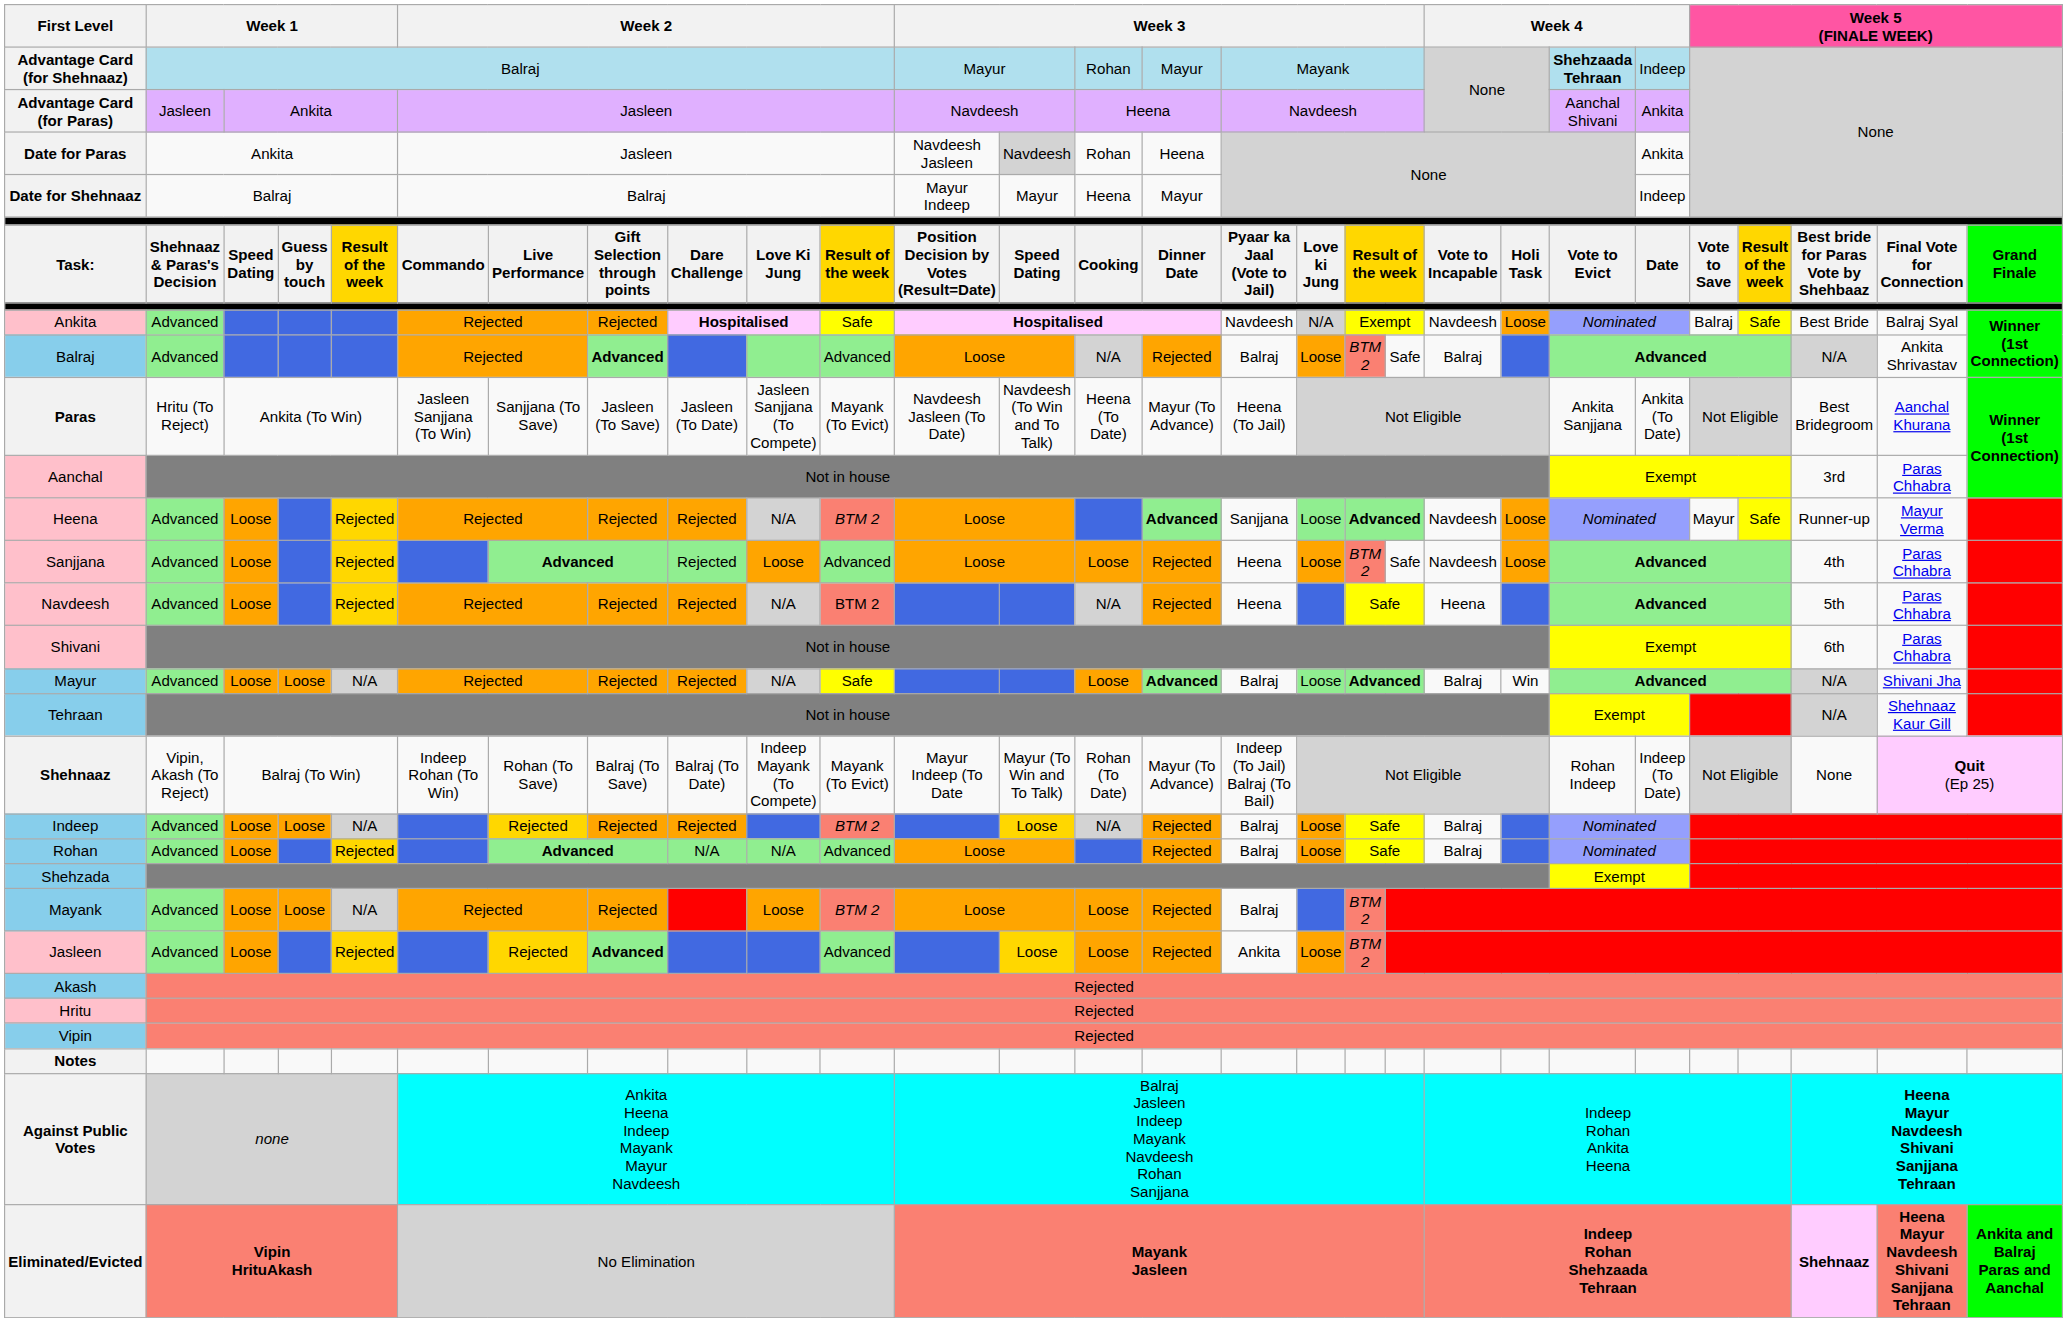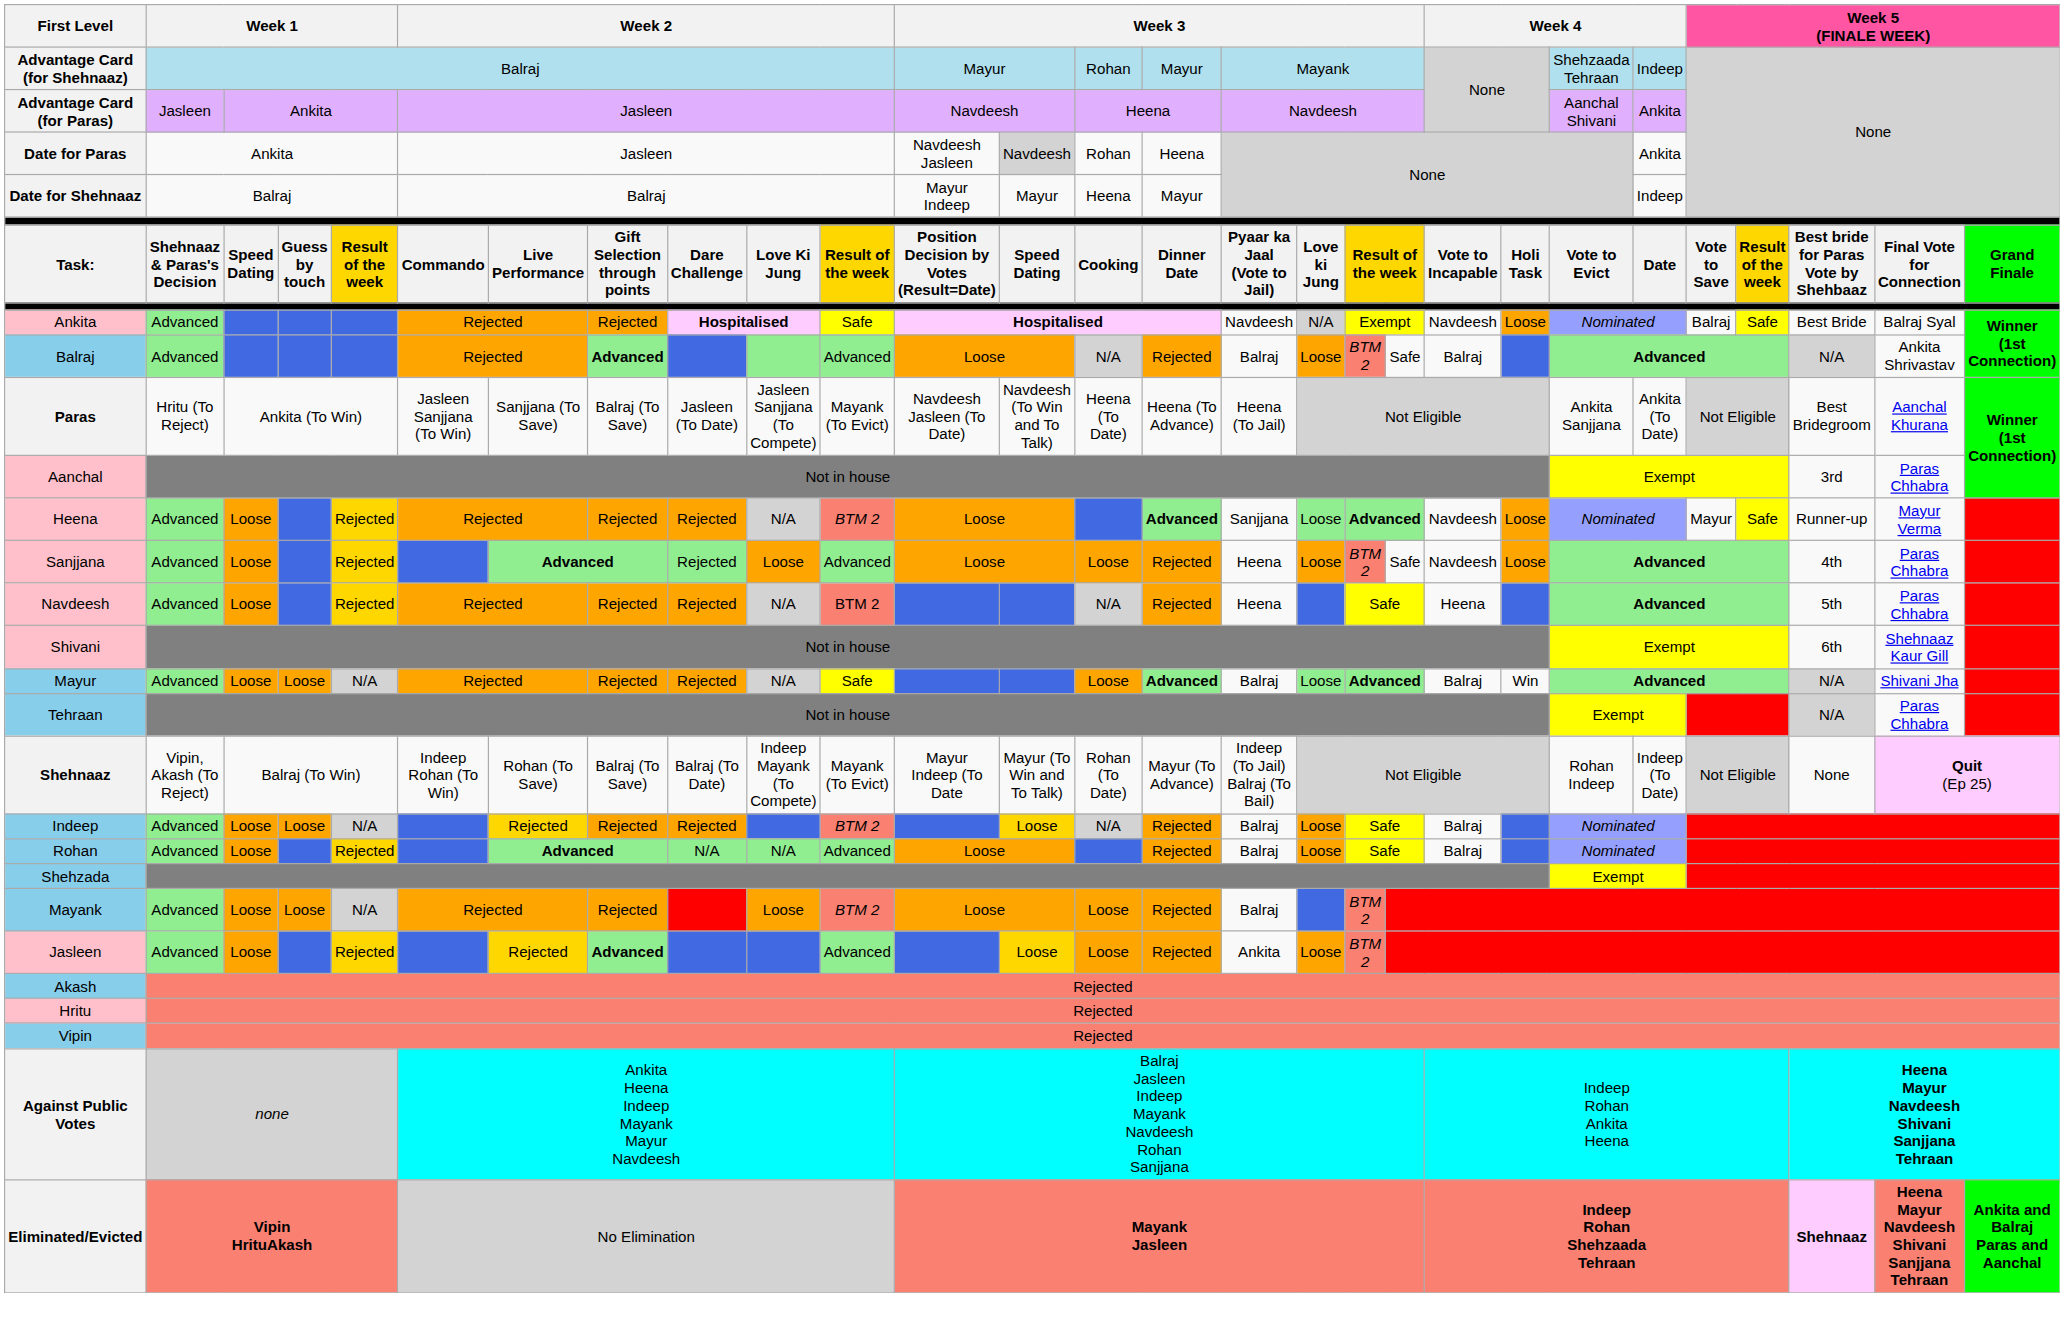(1593, 68) bold -> (1591, 68) normal
(628, 416) Jasleen (To Save) -> (628, 416) Balraj (To Save)
(1182, 416) Mayur (To Advance) -> (1182, 416) Heena (To Advance)
(1922, 647) Paras Chhabra -> (1919, 647) Shehnaaz Kaur Gill
(1922, 714) Shehnaaz Kaur Gill -> (1919, 714) Paras Chhabra
- row: (75, 1061)
